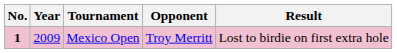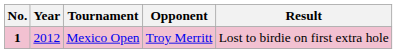(47, 37) 2009 -> (47, 37) 2012
